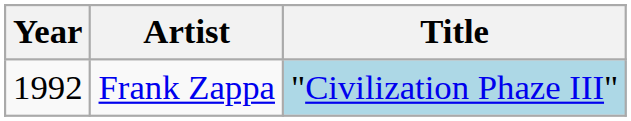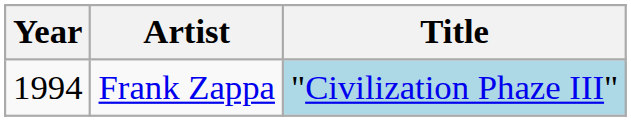(48, 87) 1992 -> (48, 87) 1994
